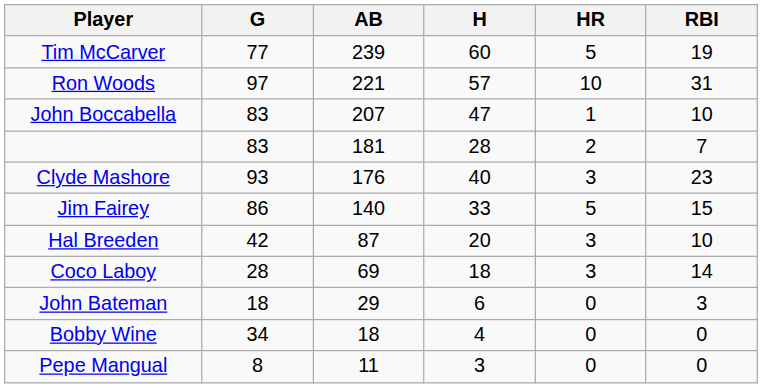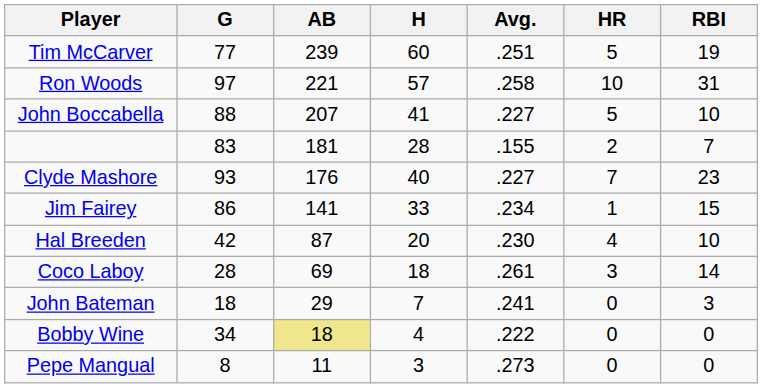+ column: (515, 20)
(258, 114) 83 -> (225, 114) 88
(480, 114) 47 -> (419, 114) 41
(591, 114) 1 -> (612, 114) 5
(591, 177) 3 -> (612, 177) 7
(369, 209) 140 -> (322, 209) 141
(591, 209) 5 -> (612, 209) 1
(591, 240) 3 -> (612, 240) 4
(480, 303) 6 -> (419, 303) 7
(369, 334) no background -> (322, 334) khaki background
